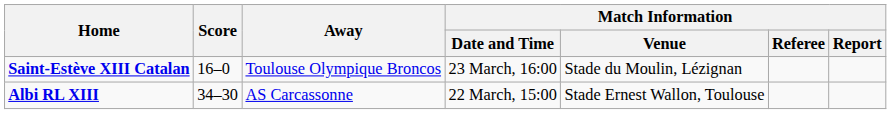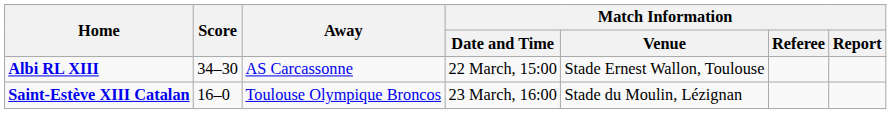rows swapped: (54, 95) <-> (99, 69)
